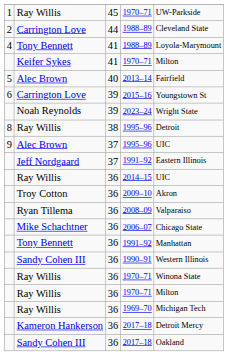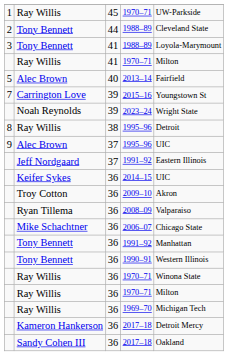(51, 29) Carrington Love -> (45, 29) Tony Bennett
(9, 45) 4 -> (9, 45) 3
(44, 62) Keifer Sykes -> (39, 62) Ray Willis
(9, 95) 6 -> (9, 95) 7
(39, 177) Ray Willis -> (44, 177) Keifer Sykes
(51, 260) Sandy Cohen III -> (45, 260) Tony Bennett
